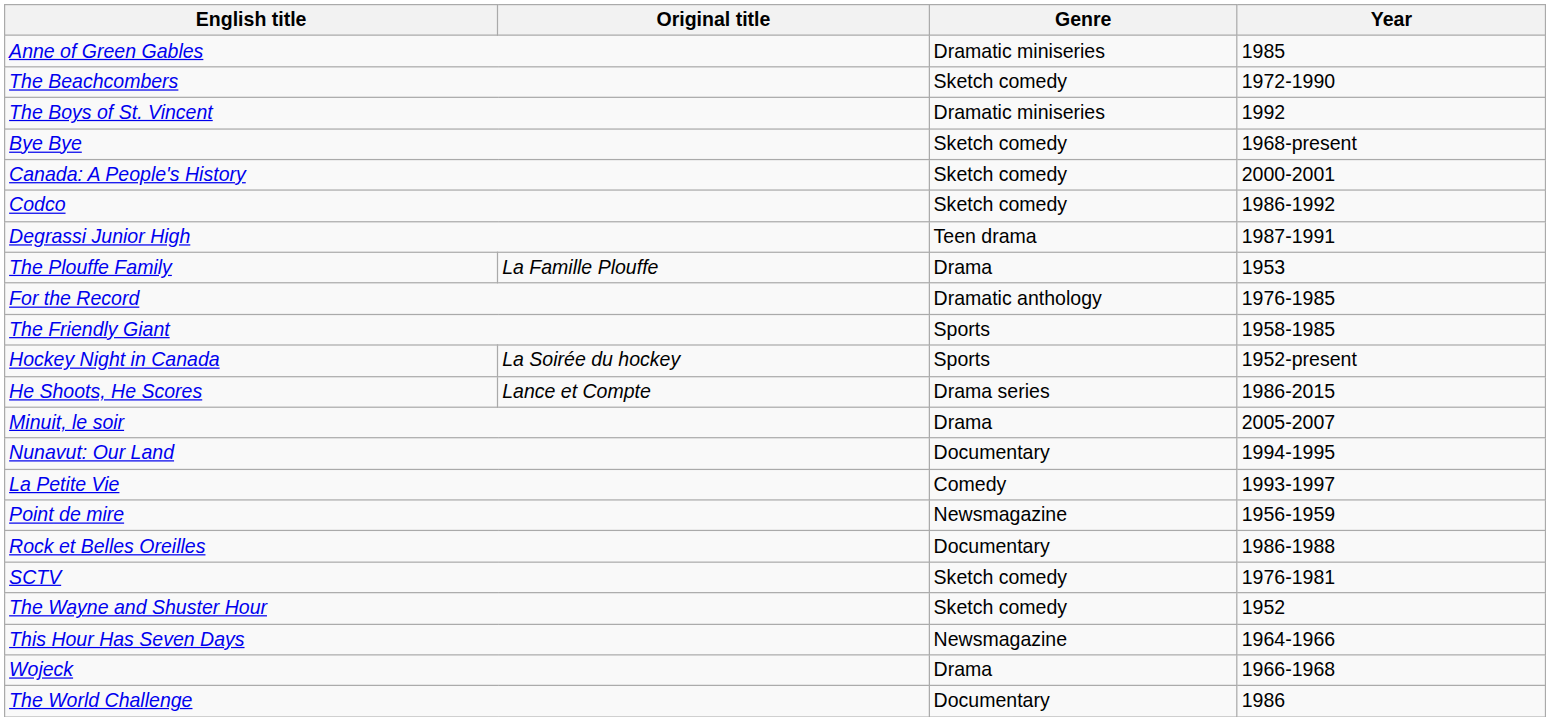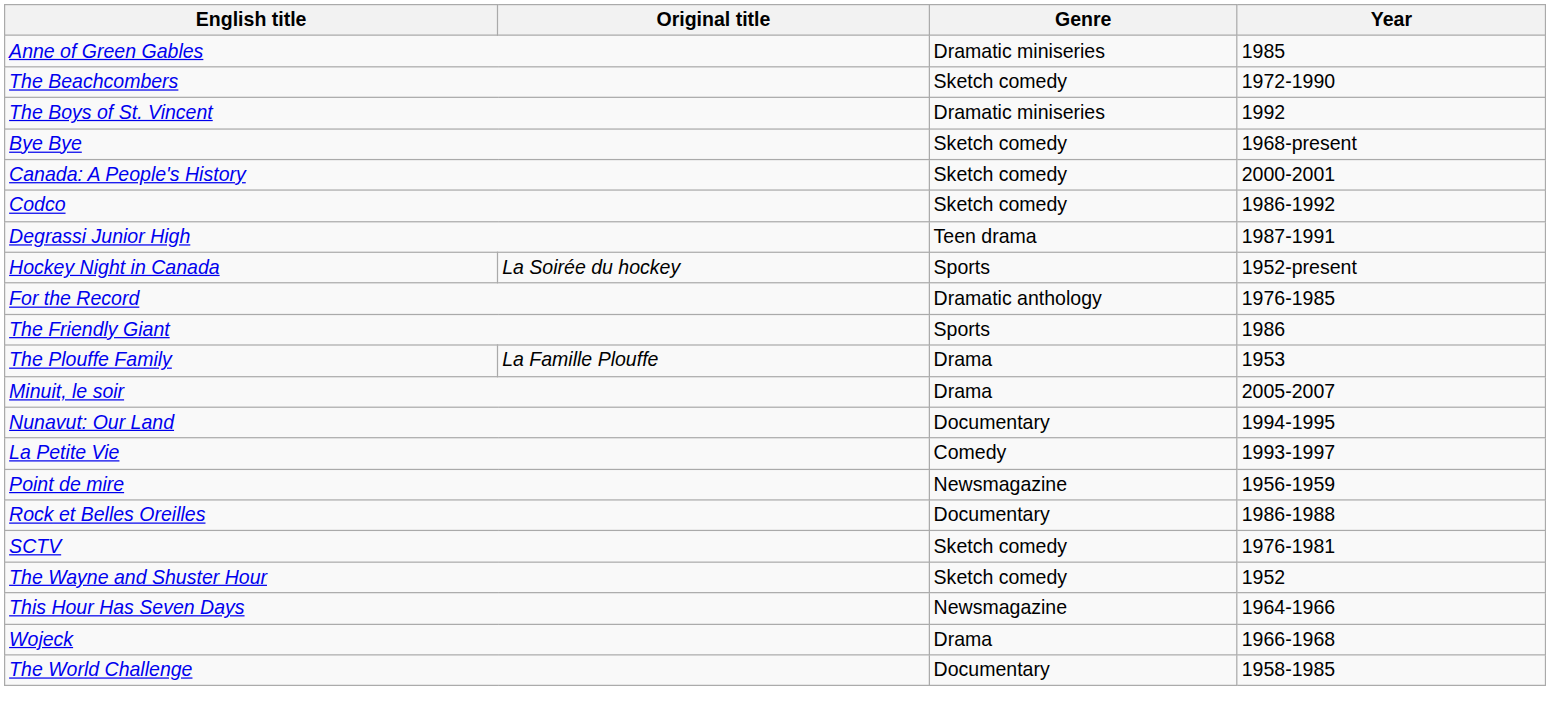rows swapped: (90, 267) <-> (114, 360)
(1288, 329) 1958-1985 -> (1263, 329) 1986
- row: (106, 391)
(1263, 701) 1986 -> (1288, 670) 1958-1985
